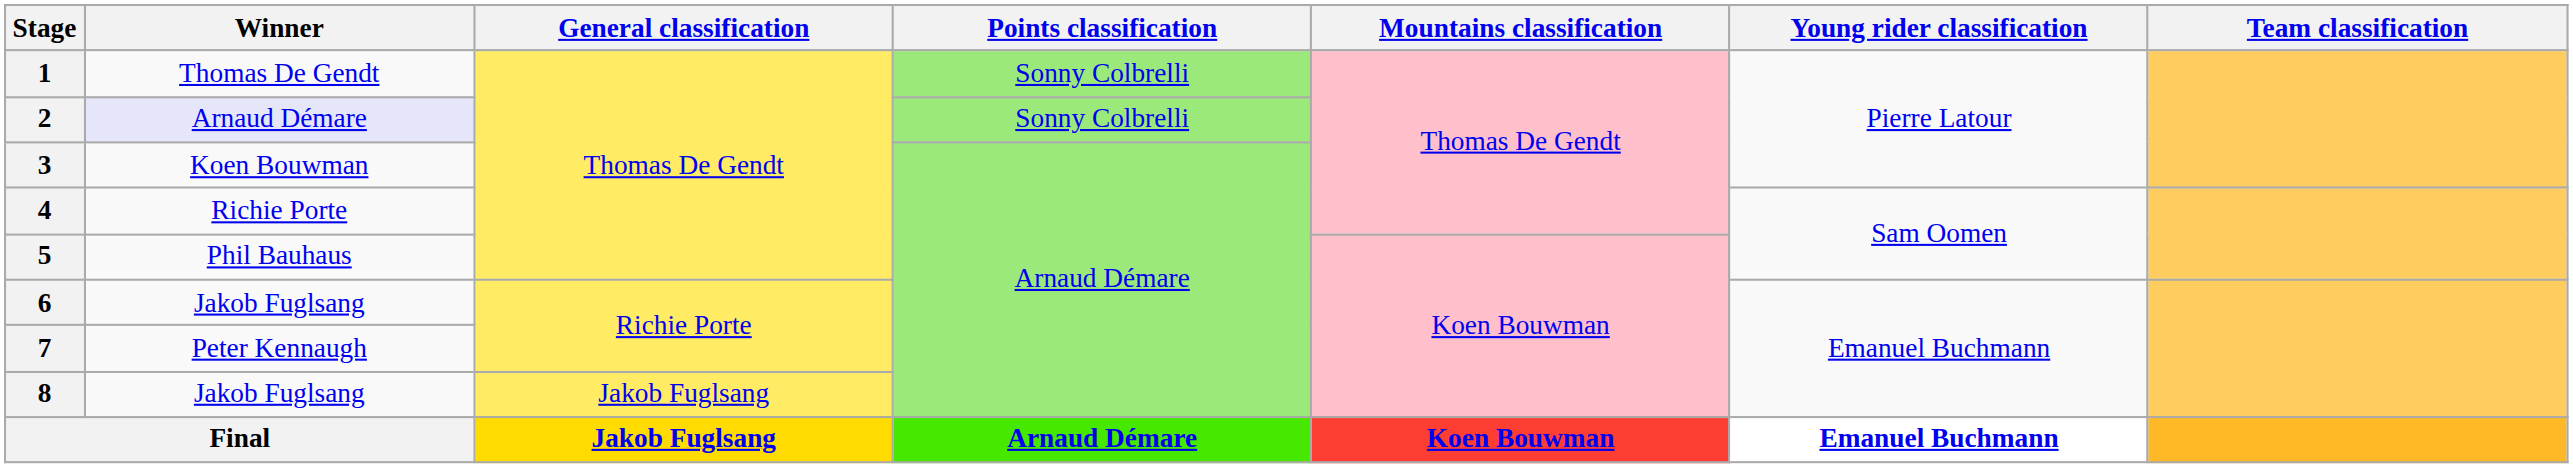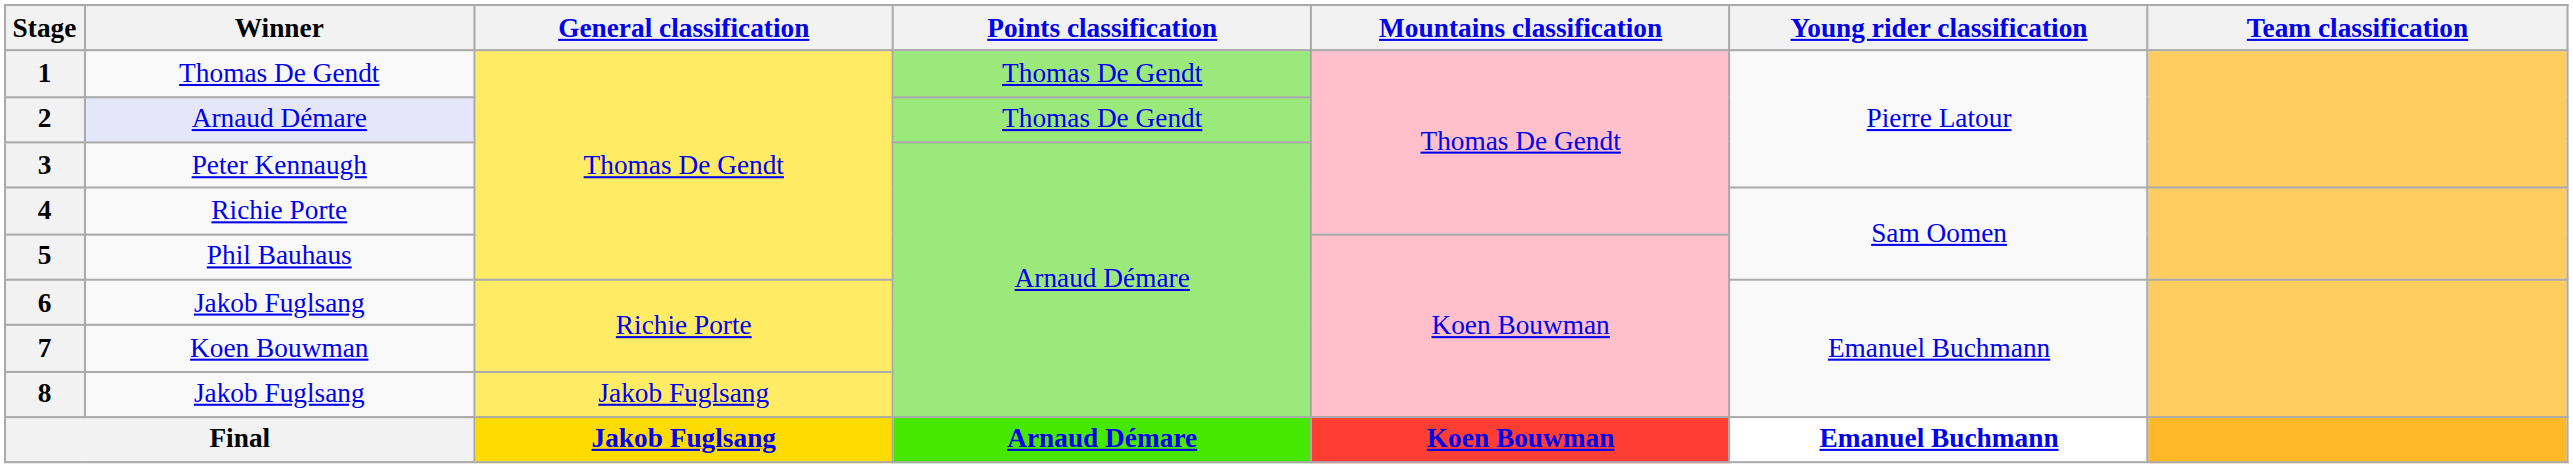(1102, 73) Sonny Colbrelli -> (1102, 73) Thomas De Gendt
(1102, 119) Sonny Colbrelli -> (1102, 119) Thomas De Gendt
(279, 164) Koen Bouwman -> (279, 164) Peter Kennaugh
(279, 347) Peter Kennaugh -> (279, 347) Koen Bouwman
